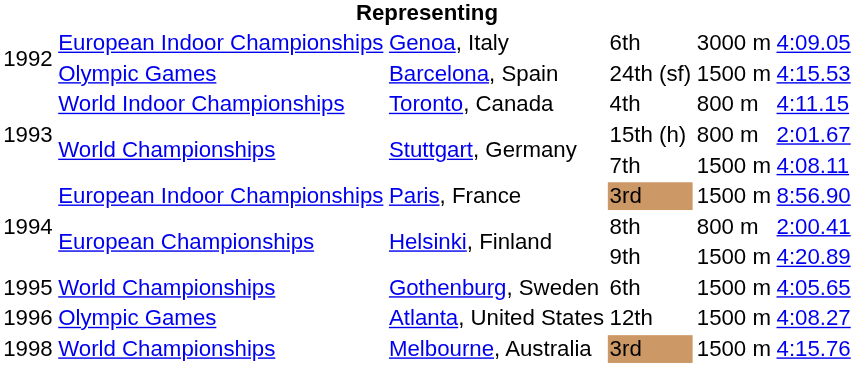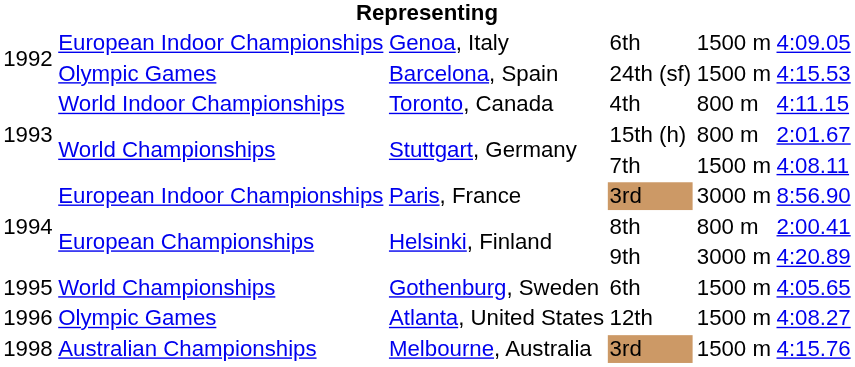(734, 43) 3000 m -> (734, 43) 1500 m
(734, 195) 1500 m -> (734, 195) 3000 m
(734, 257) 1500 m -> (734, 257) 3000 m
(167, 348) World Championships -> (187, 348) Australian Championships
